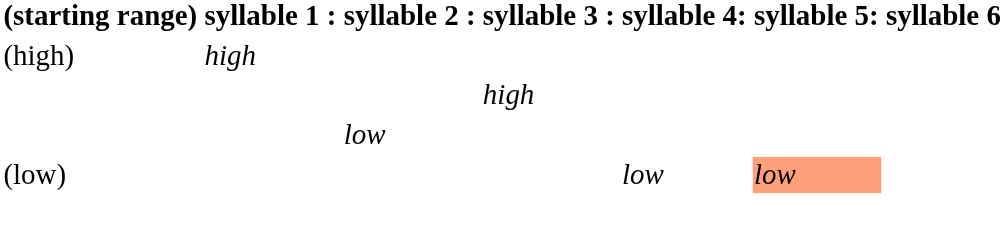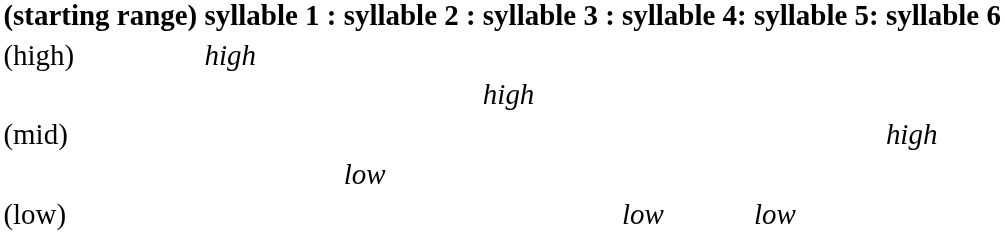+ row: (36, 134)
(775, 174) lightsalmon background -> (775, 214) no background
